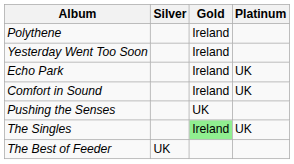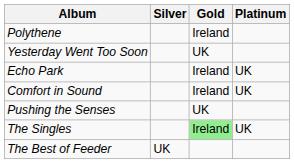(211, 52) Ireland -> (201, 52) UK
